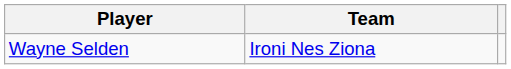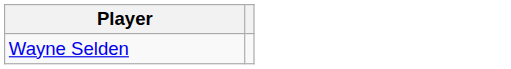- column: (371, 19)
